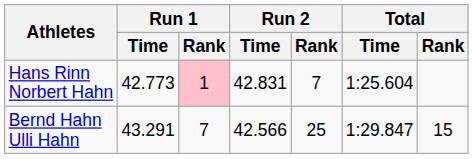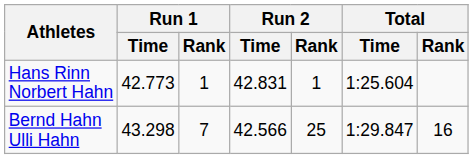(204, 83) pink background -> (204, 83) no background
(316, 83) 7 -> (316, 83) 1
(148, 130) 43.291 -> (148, 130) 43.298
(443, 130) 15 -> (443, 130) 16
